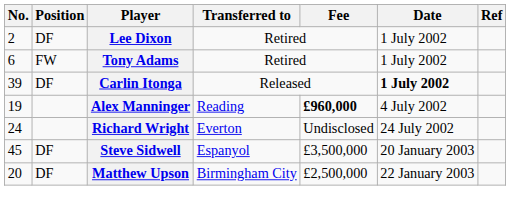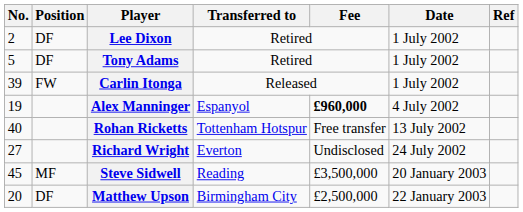(11, 60) 6 -> (11, 60) 5
(46, 60) FW -> (44, 60) DF
(44, 83) DF -> (46, 83) FW
(415, 83) bold -> (426, 83) normal
(220, 106) Reading -> (223, 106) Espanyol
+ row: (141, 128)
(15, 128) 24 -> (15, 151) 27
(44, 151) DF -> (46, 173) MF
(223, 151) Espanyol -> (220, 173) Reading
